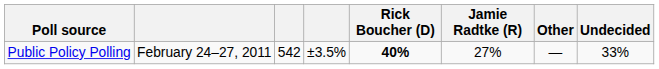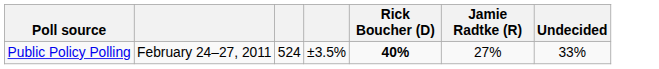- column: (555, 30)
(289, 52) 542 -> (289, 52) 524
